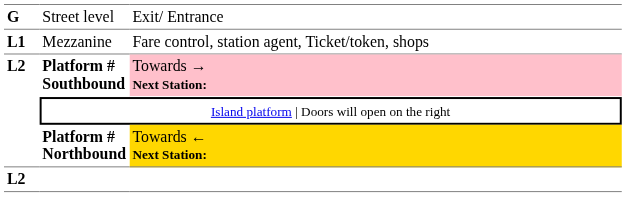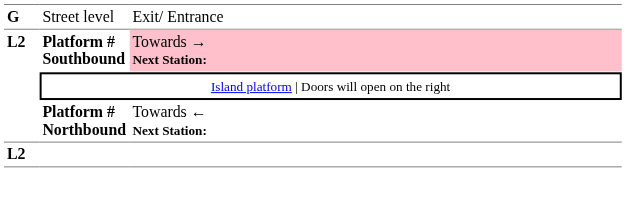- row: (77, 41)
(170, 145) gold background -> (170, 120) no background
